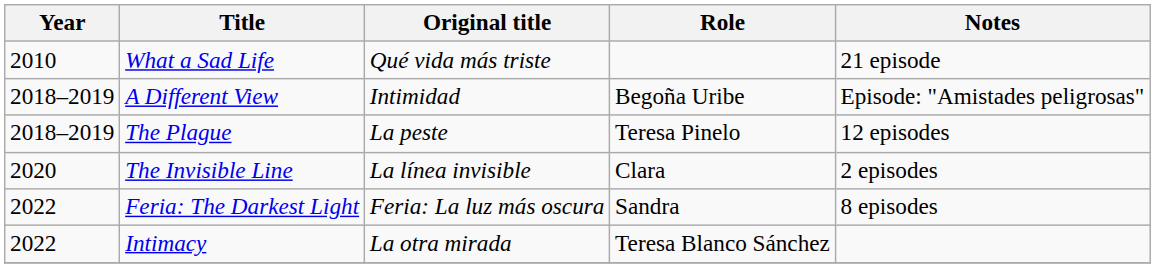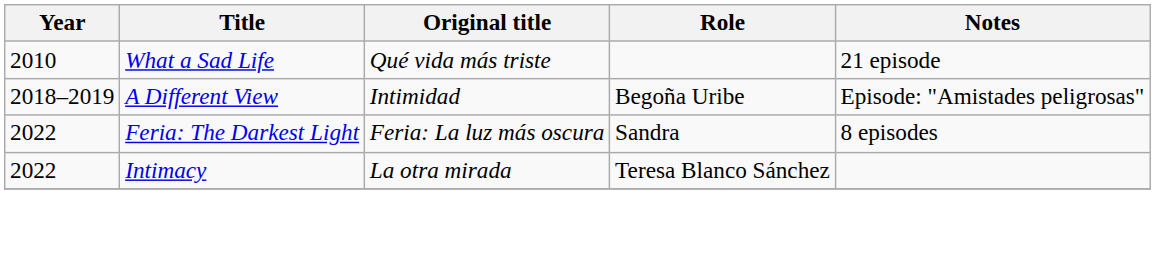- row: (178, 133)
- row: (209, 170)
